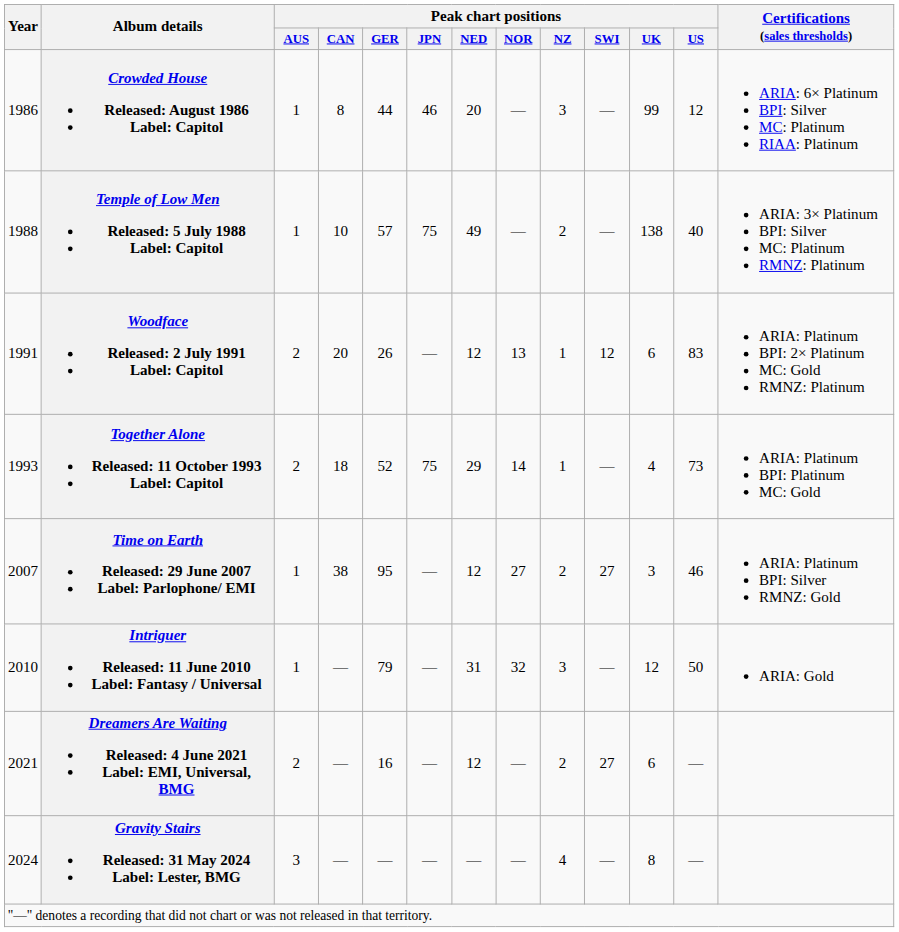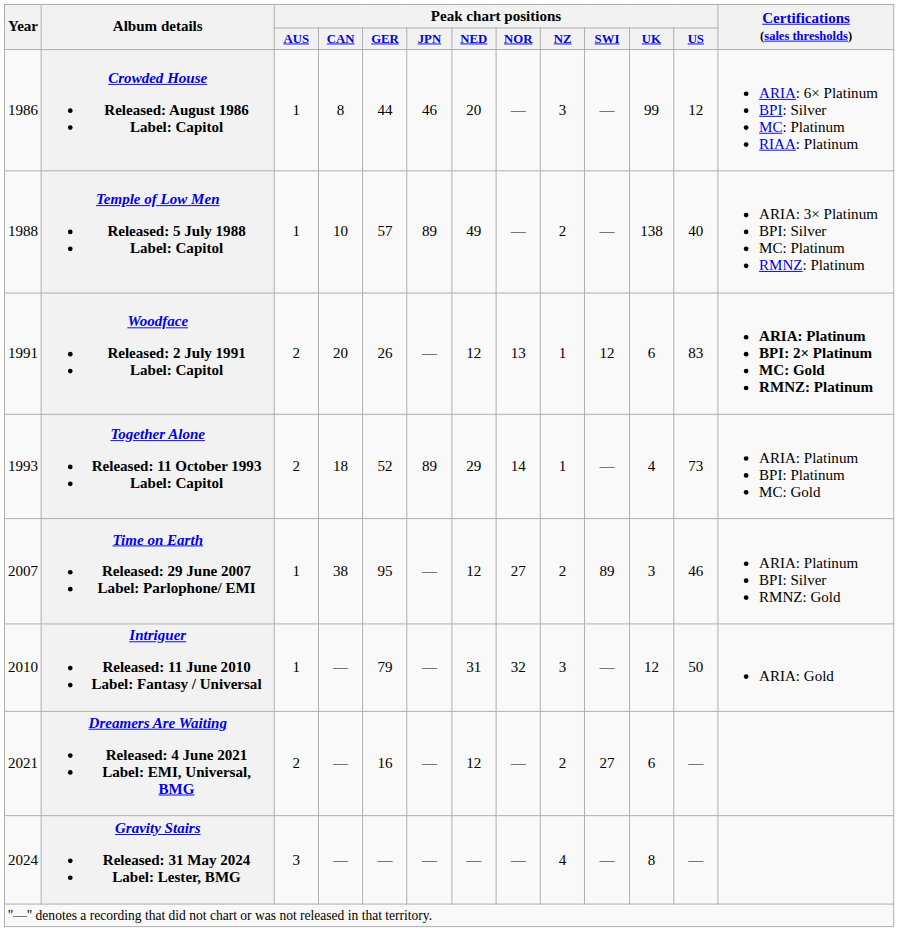(429, 231) 75 -> (429, 231) 89
(806, 362) normal -> (806, 362) bold
(429, 466) 75 -> (429, 466) 89
(607, 571) 27 -> (607, 571) 89
